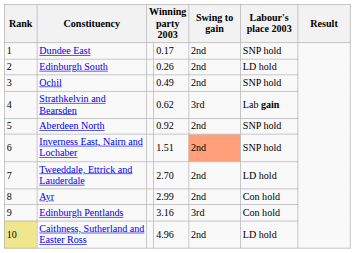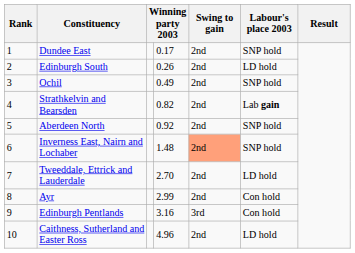(165, 104) 0.62 -> (165, 104) 0.82
(198, 104) 3rd -> (199, 104) 2nd
(165, 148) 1.51 -> (165, 148) 1.48
(12, 234) khaki background -> (12, 234) no background
